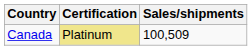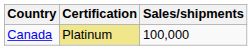(166, 34) 100,509 -> (166, 34) 100,000
